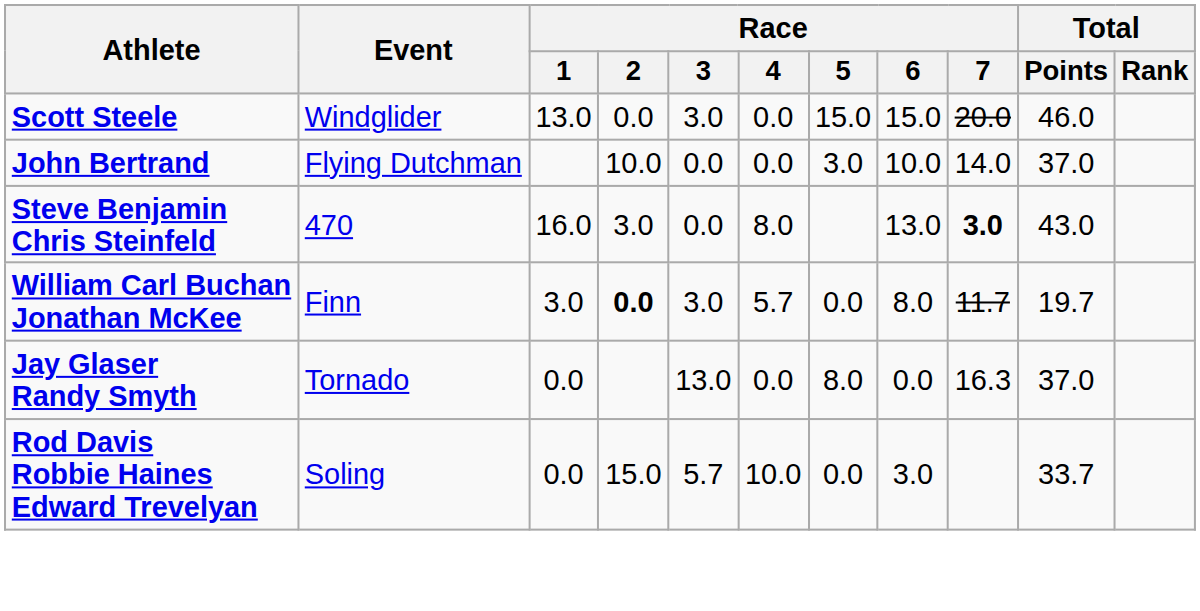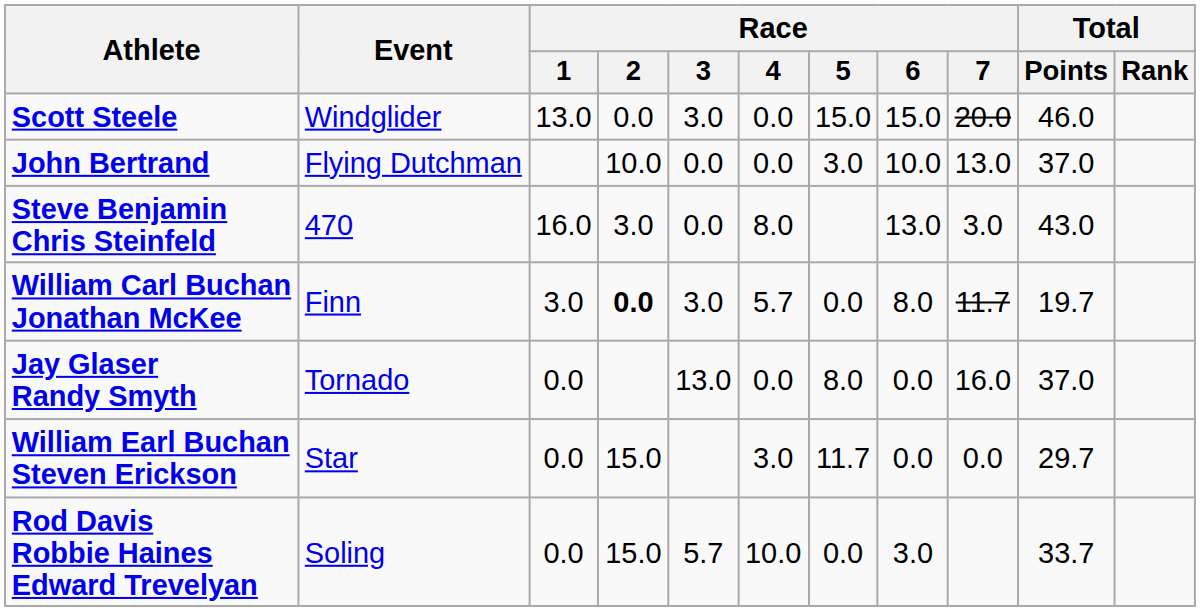(983, 163) 14.0 -> (983, 163) 13.0
(983, 225) bold -> (983, 225) normal
(983, 380) 16.3 -> (983, 380) 16.0
+ row: (151, 458)
